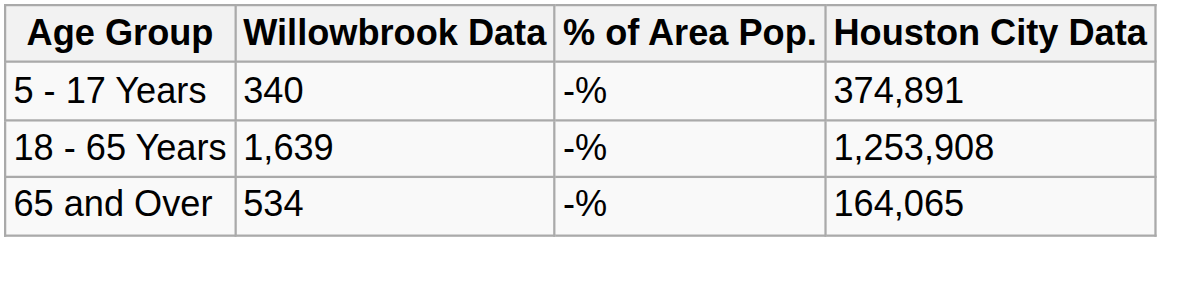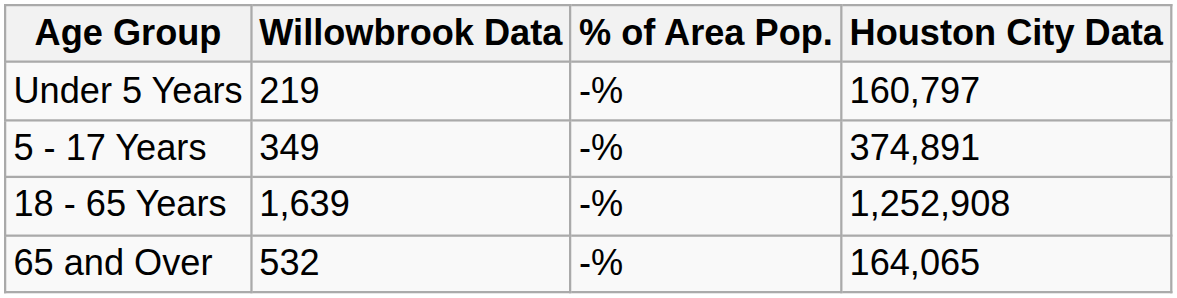+ row: (128, 90)
(273, 90) 340 -> (289, 147) 349
(914, 147) 1,253,908 -> (930, 205) 1,252,908
(273, 205) 534 -> (289, 262) 532
